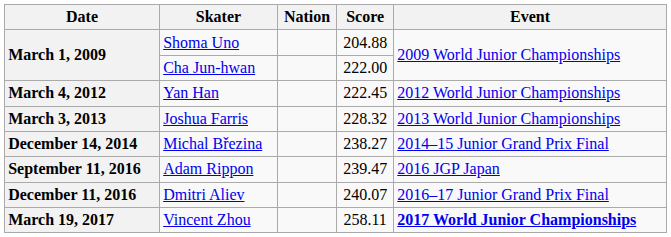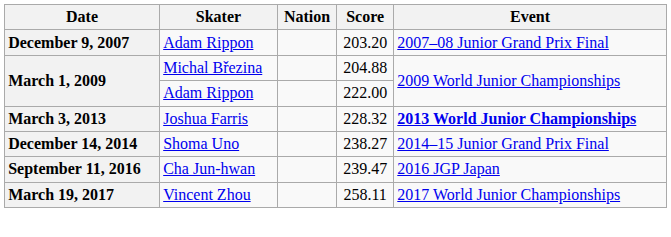+ row: (365, 42)
(201, 42) Shoma Uno -> (213, 67) Michal Březina
(209, 67) Cha Jun-hwan -> (208, 93) Adam Rippon
- row: (365, 93)
(509, 118) normal -> (517, 118) bold
(213, 144) Michal Březina -> (201, 144) Shoma Uno
(208, 169) Adam Rippon -> (209, 169) Cha Jun-hwan
- row: (365, 194)
(517, 220) bold -> (509, 194) normal
